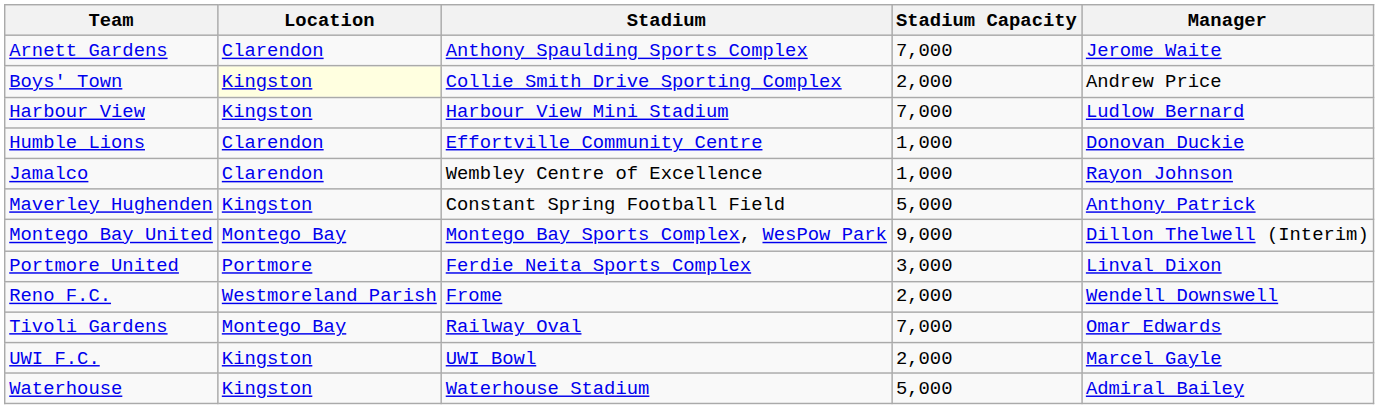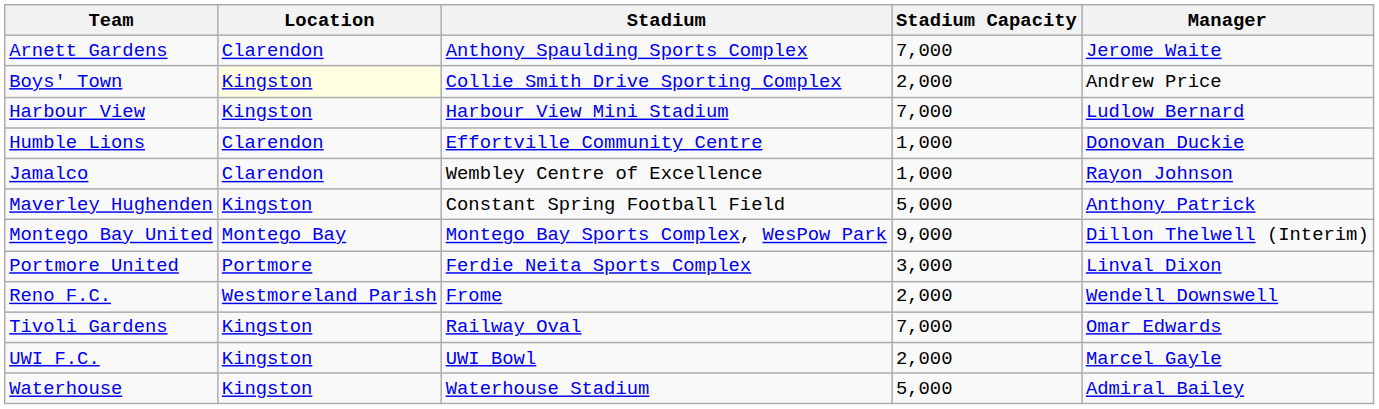(284, 327) Montego Bay -> (267, 327) Kingston
